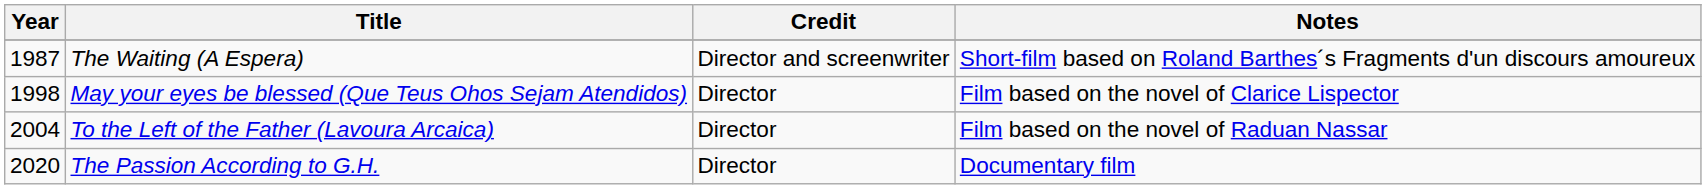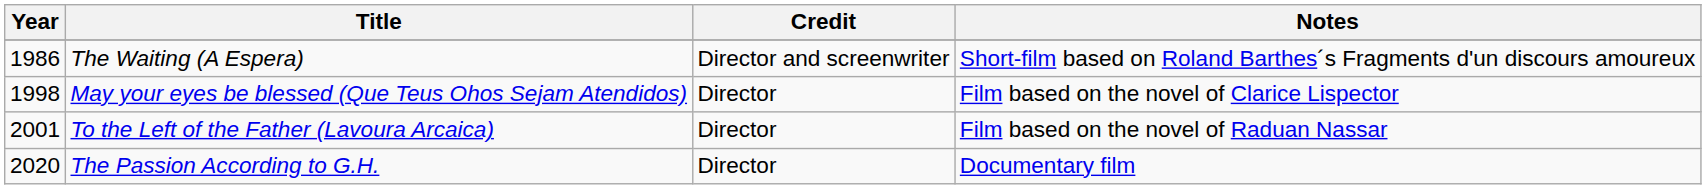(35, 58) 1987 -> (35, 58) 1986
(35, 129) 2004 -> (35, 129) 2001
